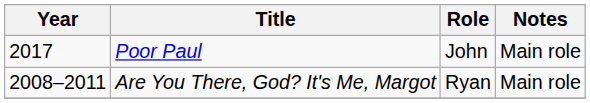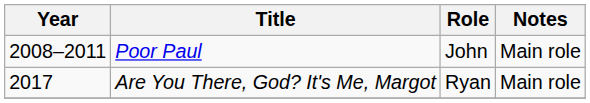(31, 51) 2017 -> (58, 51) 2008–2011
(58, 82) 2008–2011 -> (31, 82) 2017
